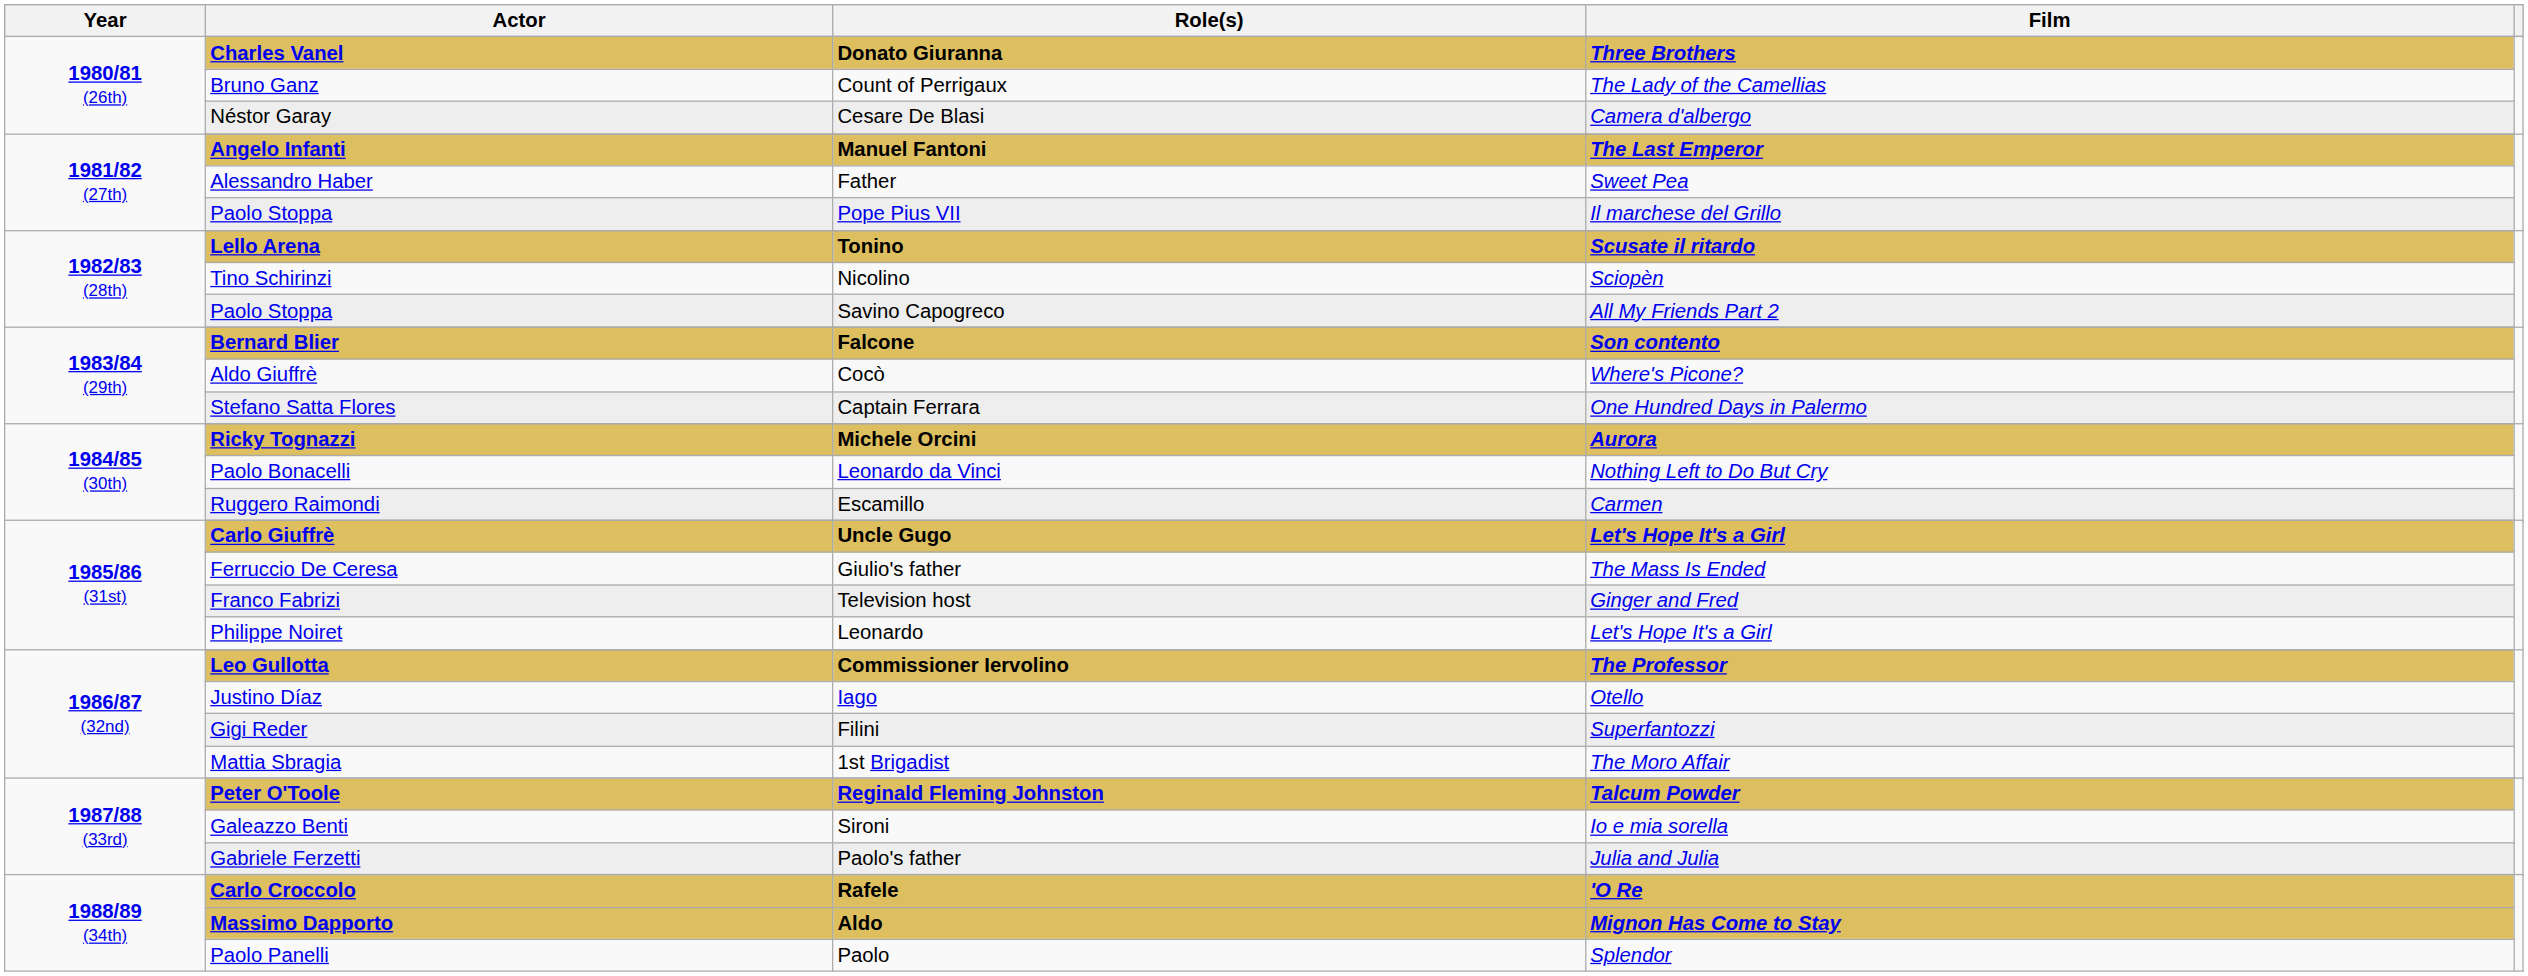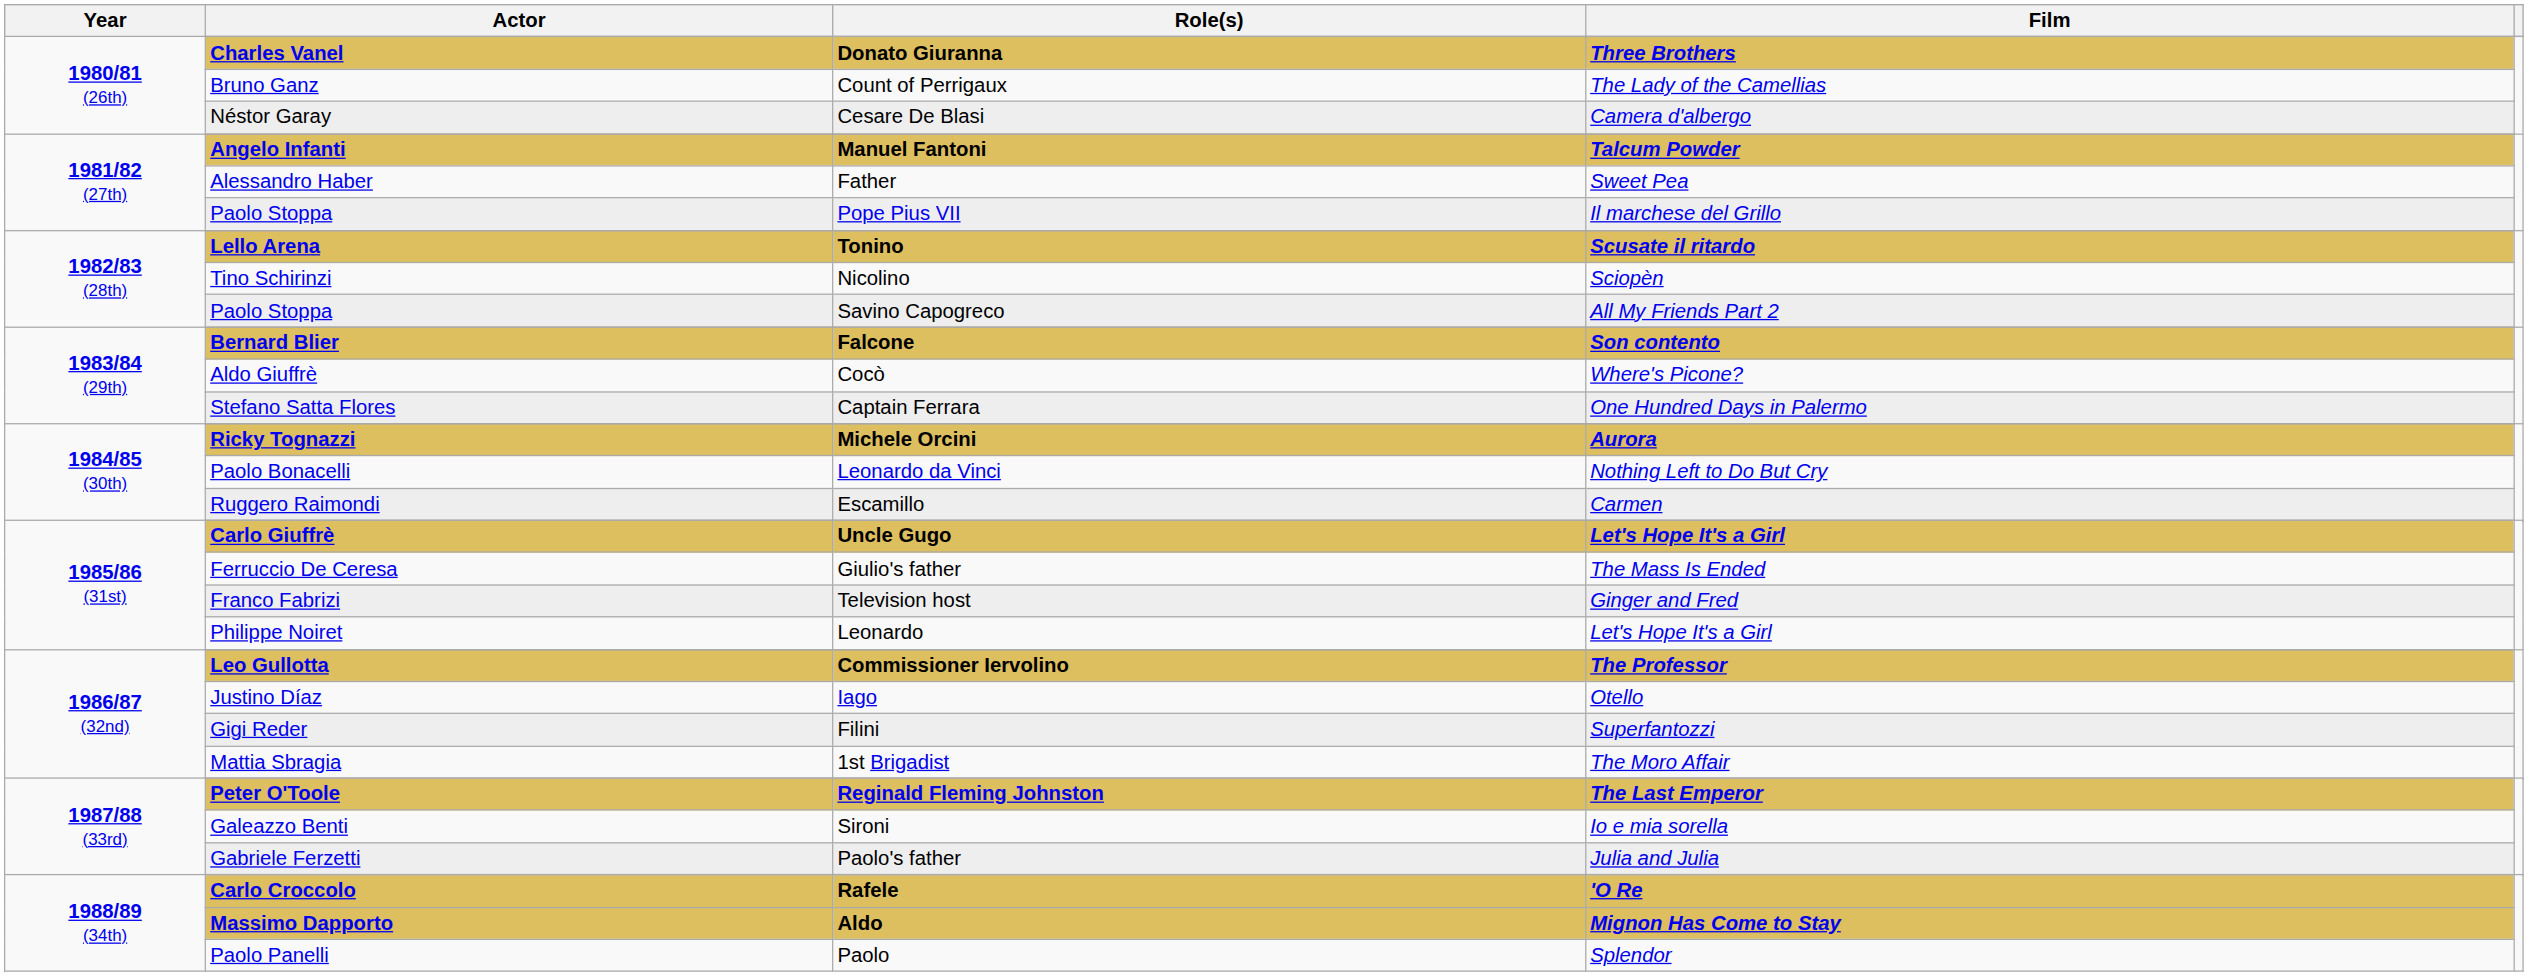(1677, 149) The Last Emperor -> (1665, 149) Talcum Powder
(1665, 794) Talcum Powder -> (1677, 794) The Last Emperor
